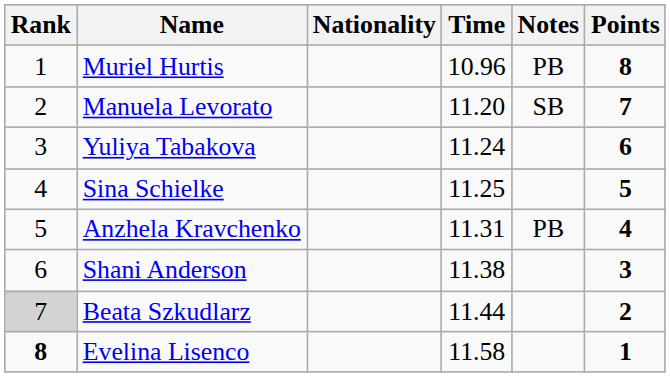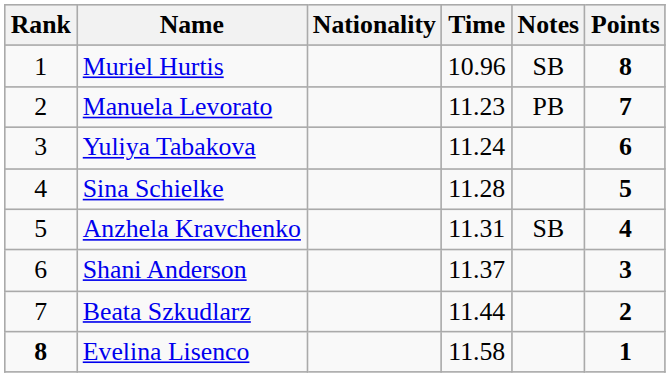(548, 65) PB -> (548, 65) SB
(477, 106) 11.20 -> (477, 106) 11.23
(548, 106) SB -> (548, 106) PB
(477, 188) 11.25 -> (477, 188) 11.28
(548, 229) PB -> (548, 229) SB
(477, 270) 11.38 -> (477, 270) 11.37
(41, 310) lightgrey background -> (41, 310) no background
